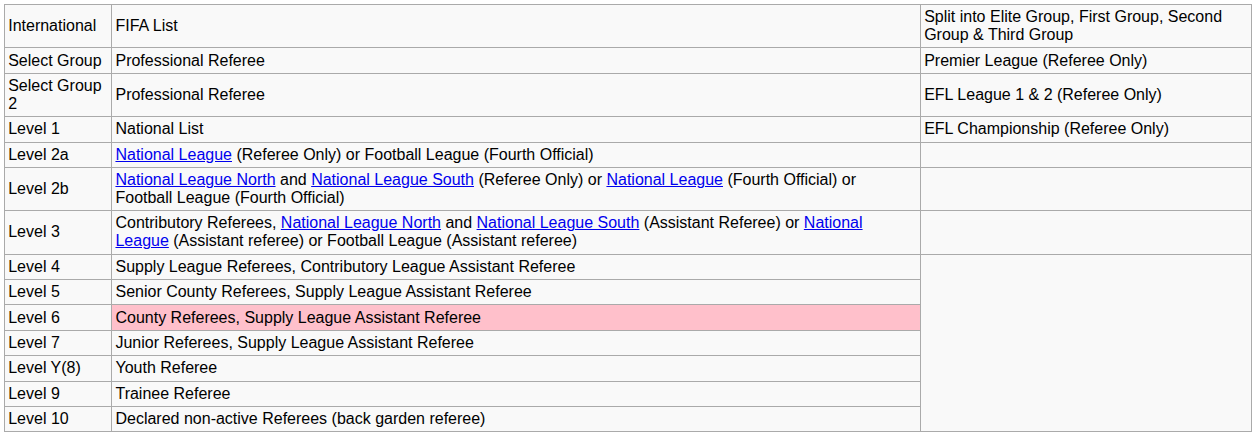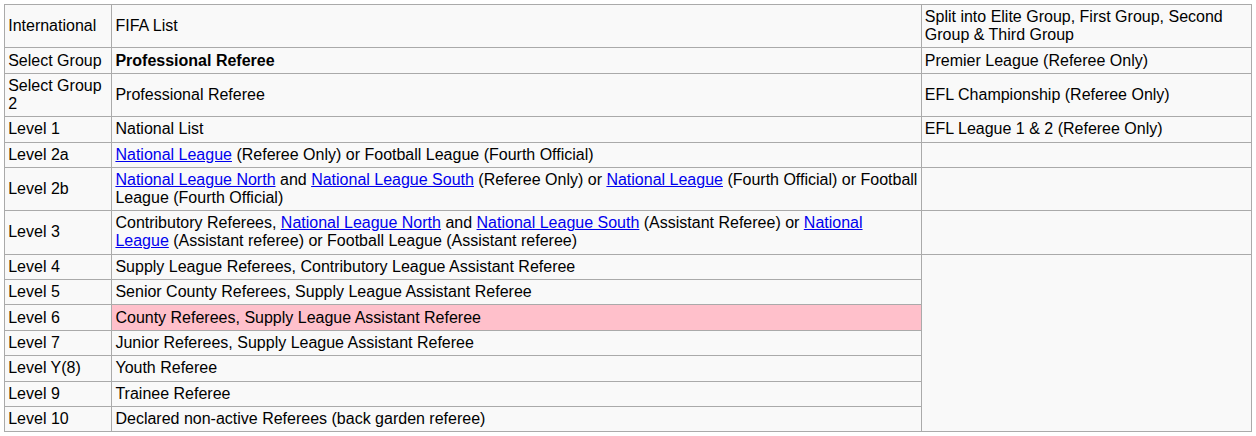(190, 60) normal -> (195, 60) bold
(1043, 94) EFL League 1 & 2 (Referee Only) -> (1047, 94) EFL Championship (Referee Only)
(1047, 129) EFL Championship (Referee Only) -> (1044, 129) EFL League 1 & 2 (Referee Only)
